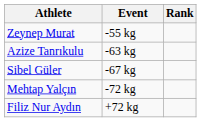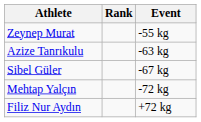columns swapped: (133, 13) <-> (180, 13)
